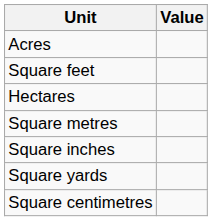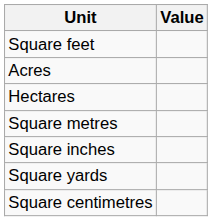rows swapped: (51, 70) <-> (30, 44)
